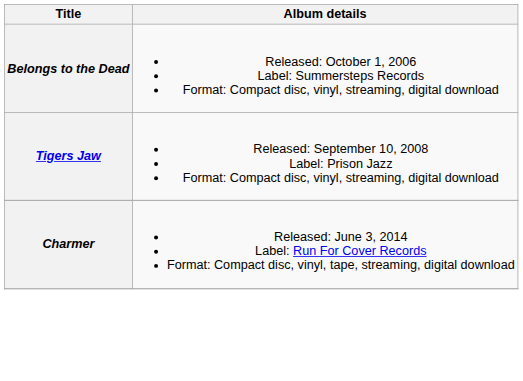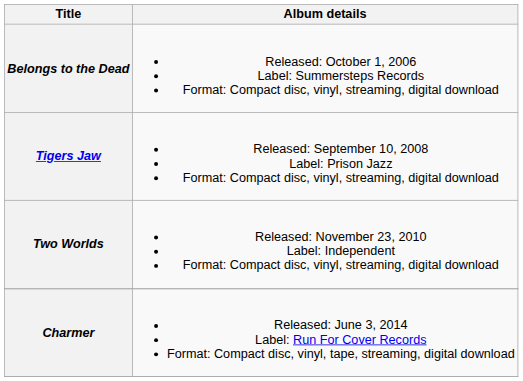+ row: (68, 244)
